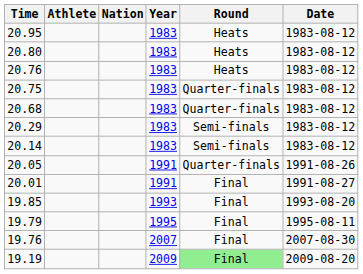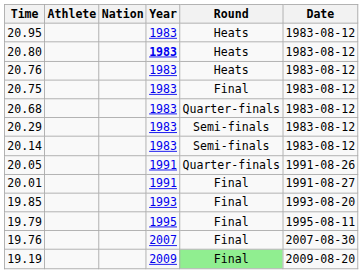(163, 52) normal -> (163, 52) bold
(231, 89) Quarter-finals -> (231, 89) Final
